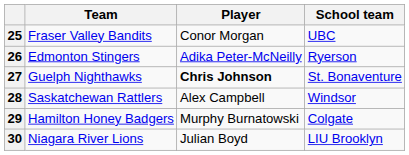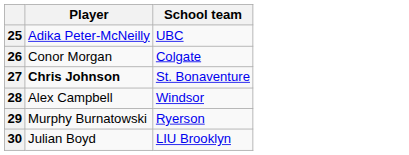- column: (101, 14)
(222, 35) Conor Morgan -> (89, 35) Adika Peter-McNeilly
(241, 56) Adika Peter-McNeilly -> (70, 56) Conor Morgan
(332, 56) Ryerson -> (178, 56) Colgate
(330, 118) Colgate -> (180, 118) Ryerson
